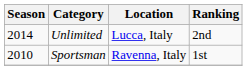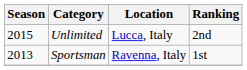(20, 34) 2014 -> (20, 34) 2015
(20, 55) 2010 -> (20, 55) 2013
